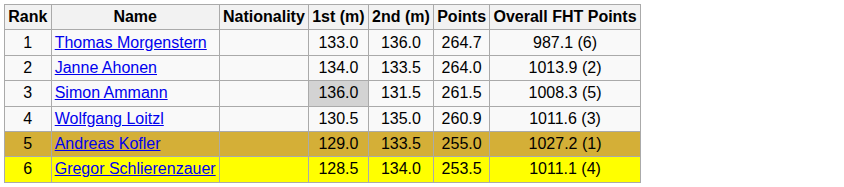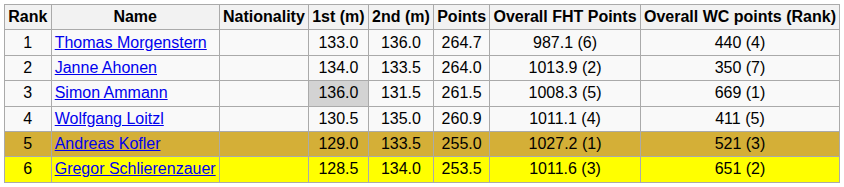+ column: (740, 17)
(565, 118) 1011.6 (3) -> (565, 118) 1011.1 (4)
(565, 169) 1011.1 (4) -> (565, 169) 1011.6 (3)
